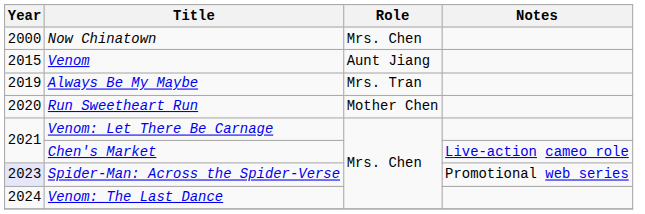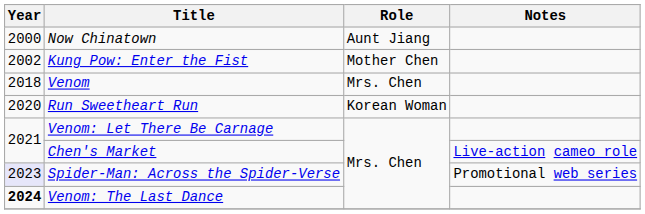(384, 39) Mrs. Chen -> (388, 39) Aunt Jiang
+ row: (148, 61)
(25, 61) 2015 -> (25, 84) 2018
(388, 61) Aunt Jiang -> (384, 84) Mrs. Chen
- row: (123, 84)
(393, 107) Mother Chen -> (397, 107) Korean Woman
(25, 197) normal -> (25, 197) bold
